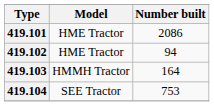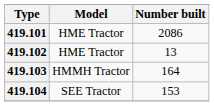(170, 52) 94 -> (170, 52) 13
(170, 91) 753 -> (170, 91) 153
